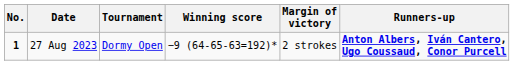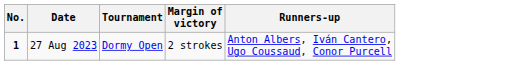- column: (223, 19)
(424, 46) bold -> (310, 46) normal
